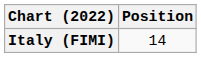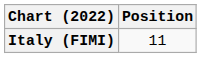(157, 41) 14 -> (157, 41) 11
